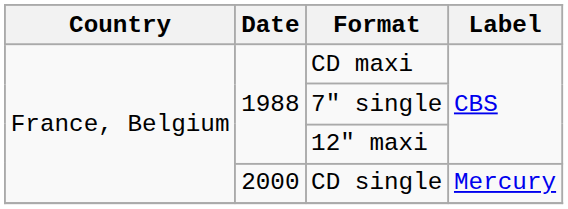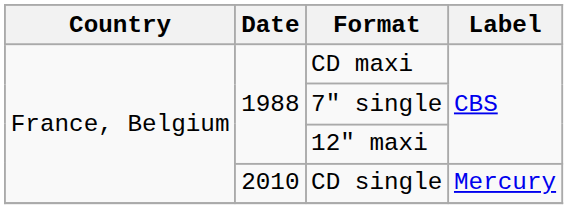(270, 183) 2000 -> (270, 183) 2010
